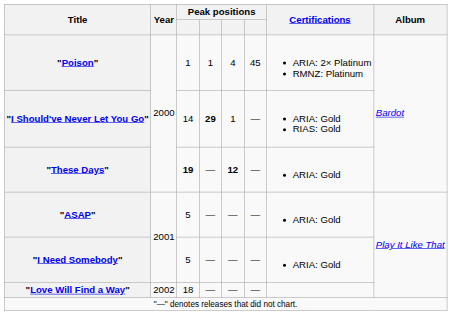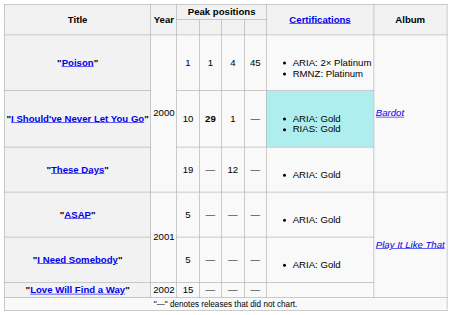(188, 118) 14 -> (188, 118) 10
(320, 124) no background -> (320, 124) paleturquoise background
(188, 169) bold -> (188, 169) normal
(233, 169) bold -> (233, 169) normal
(188, 290) 18 -> (188, 290) 15
